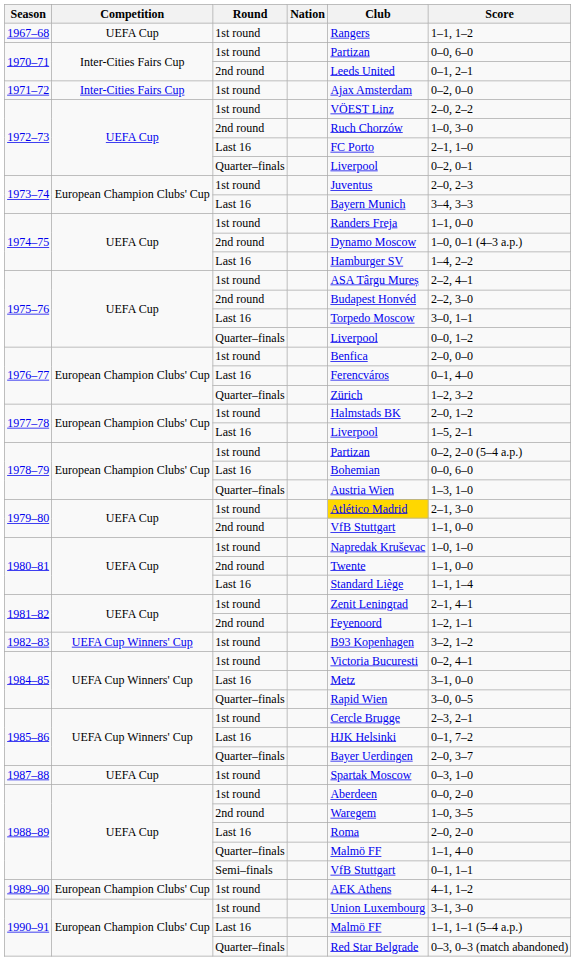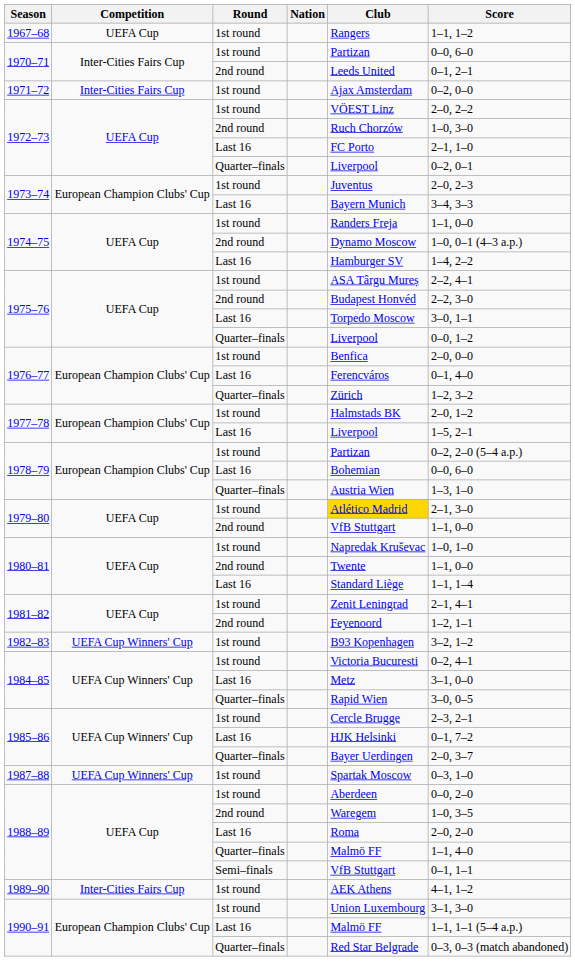(132, 775) UEFA Cup -> (132, 775) UEFA Cup Winners' Cup
(132, 889) European Champion Clubs' Cup -> (132, 889) Inter-Cities Fairs Cup
